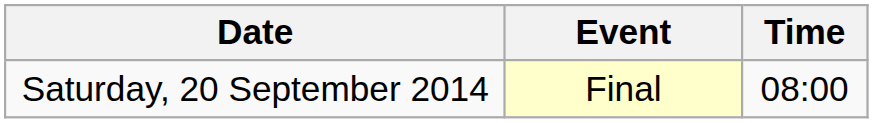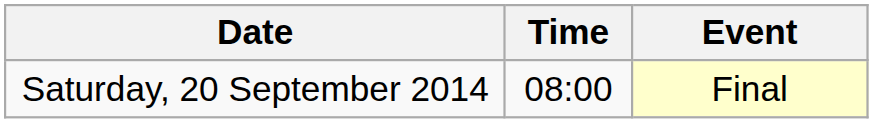columns swapped: (805, 32) <-> (623, 32)
